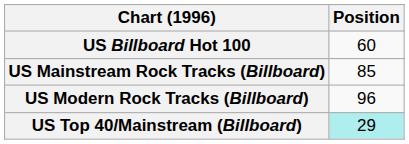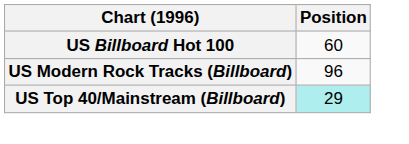- row: (167, 71)
